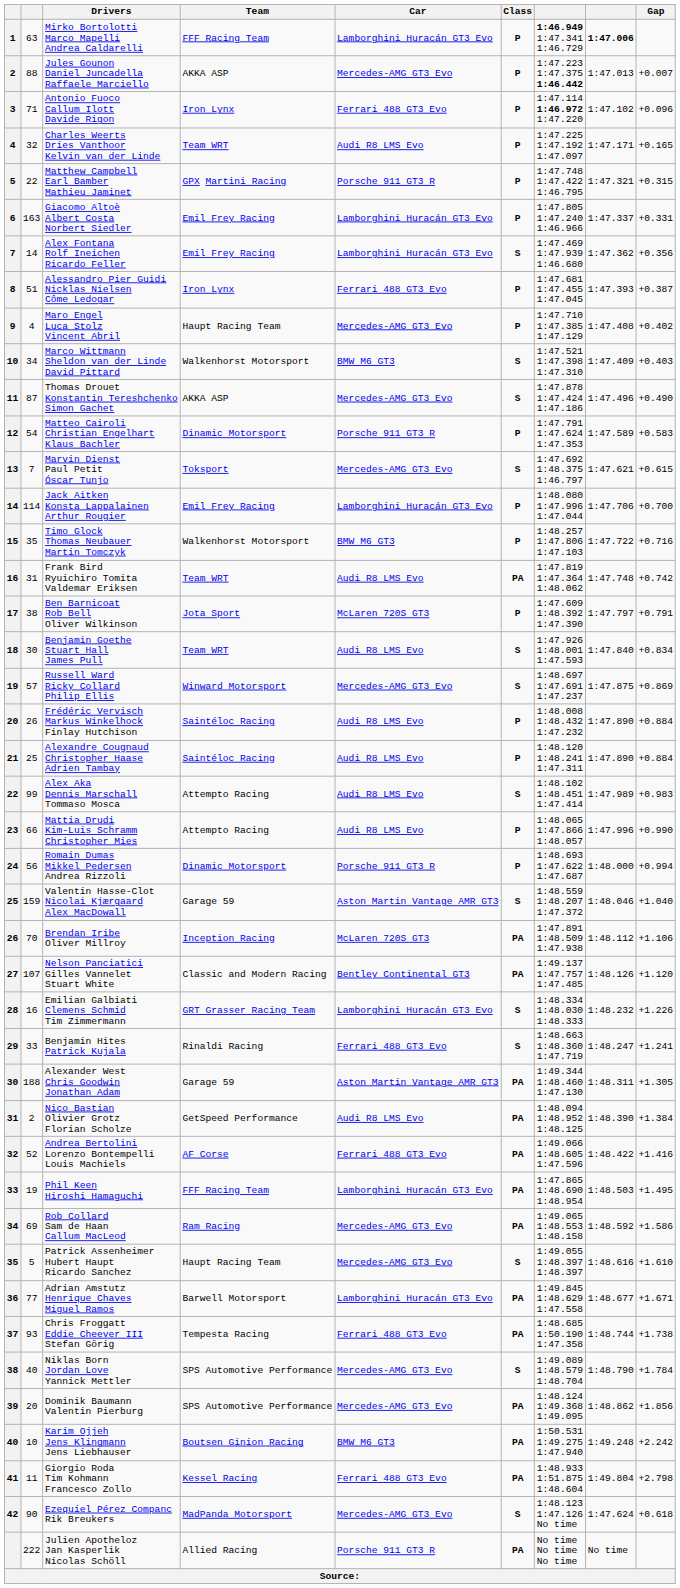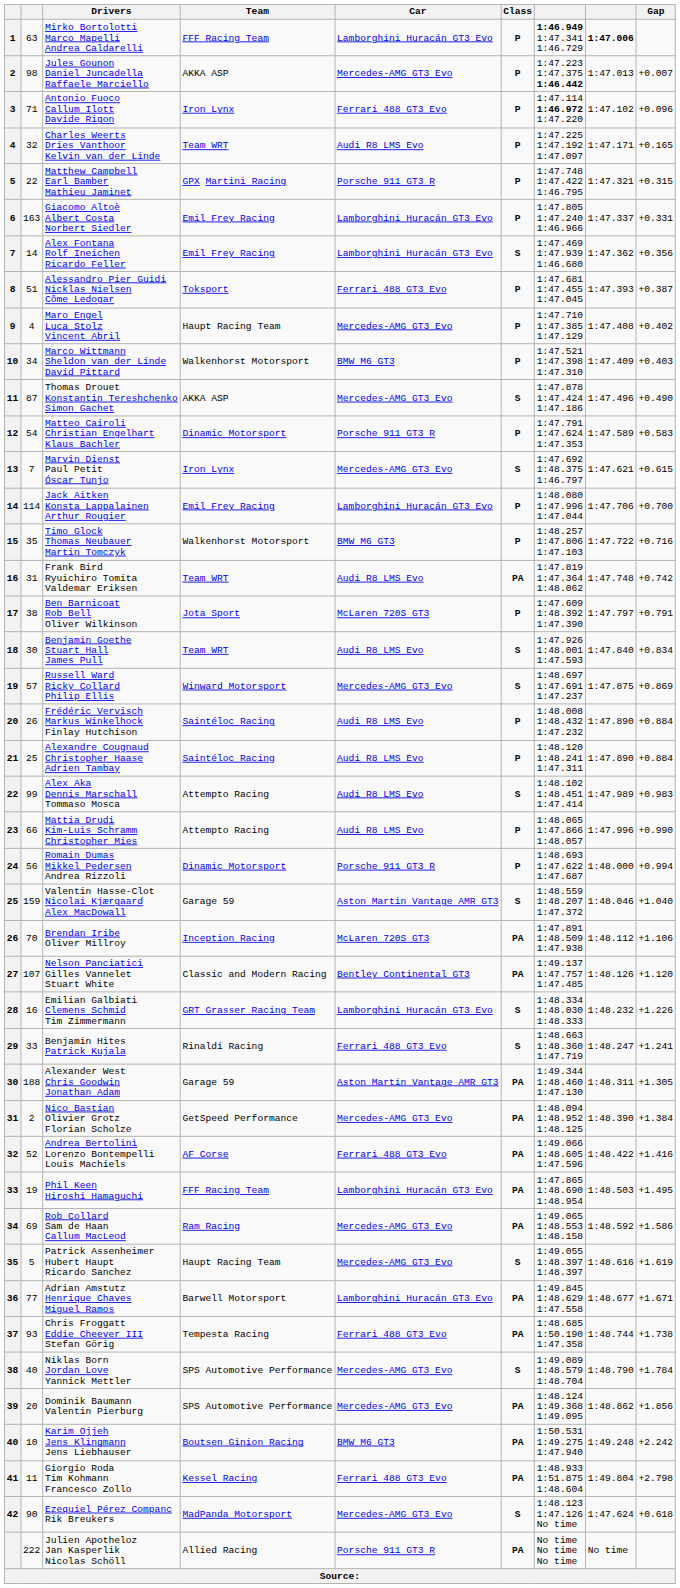(32, 74) 88 -> (32, 74) 98
(208, 290) Iron Lynx -> (205, 290) Toksport
(518, 362) S -> (518, 362) P
(205, 470) Toksport -> (208, 470) Iron Lynx
(380, 1118) Audi R8 LMS Evo -> (395, 1118) Mercedes-AMG GT3 Evo
(656, 1262) +1.610 -> (656, 1262) +1.619
